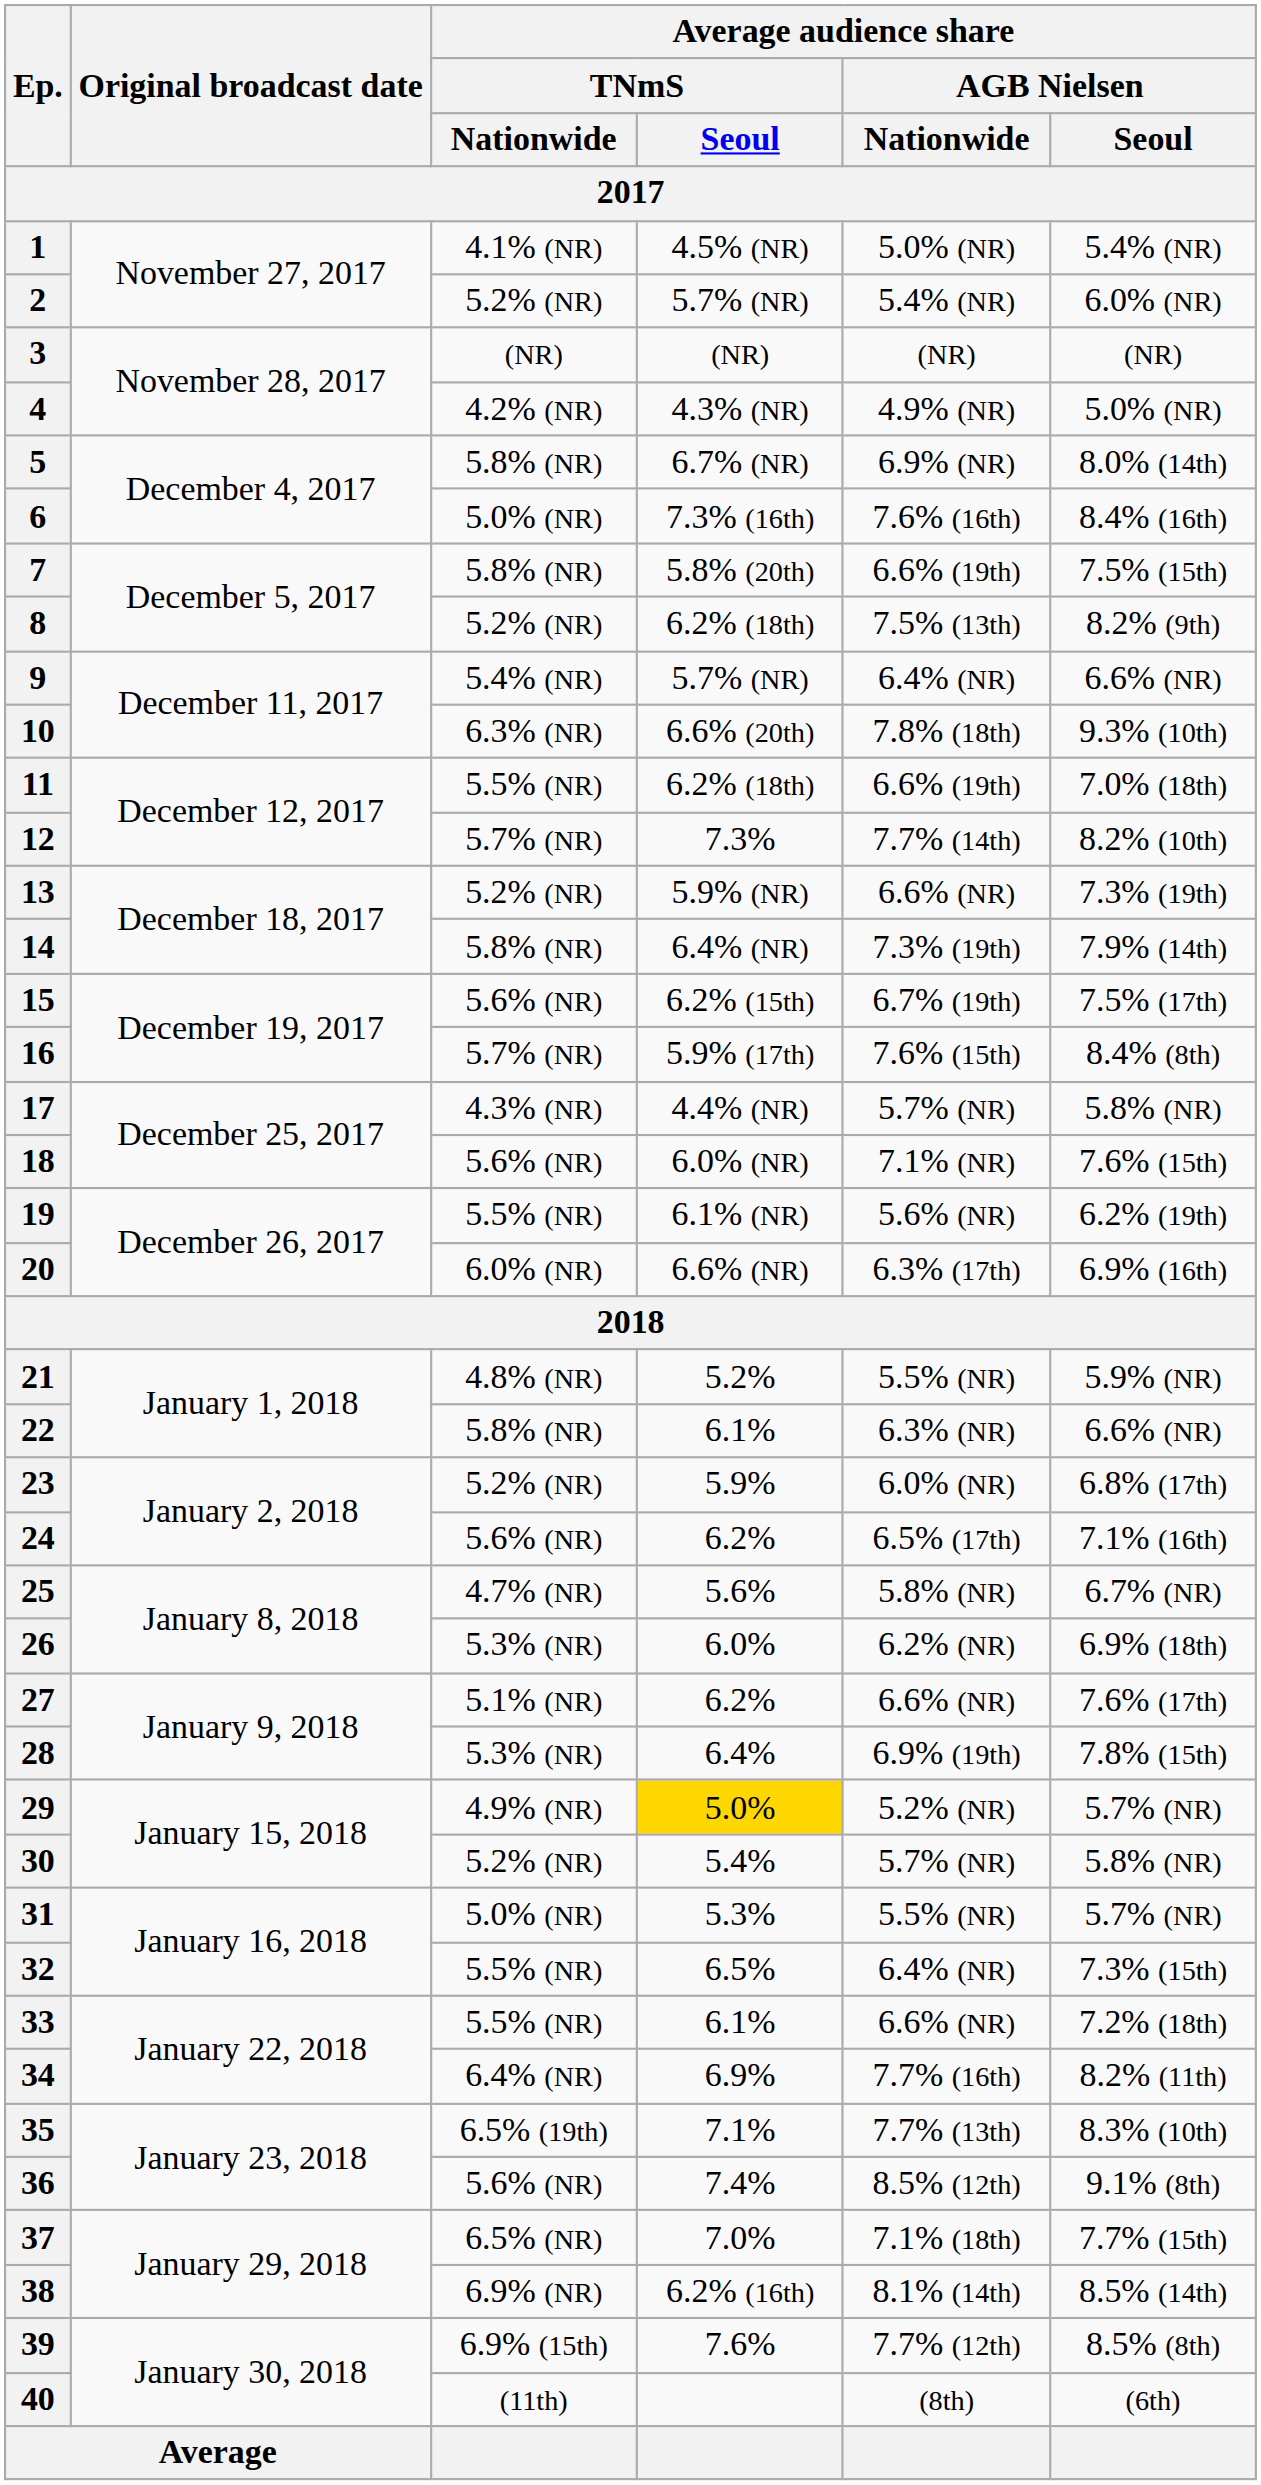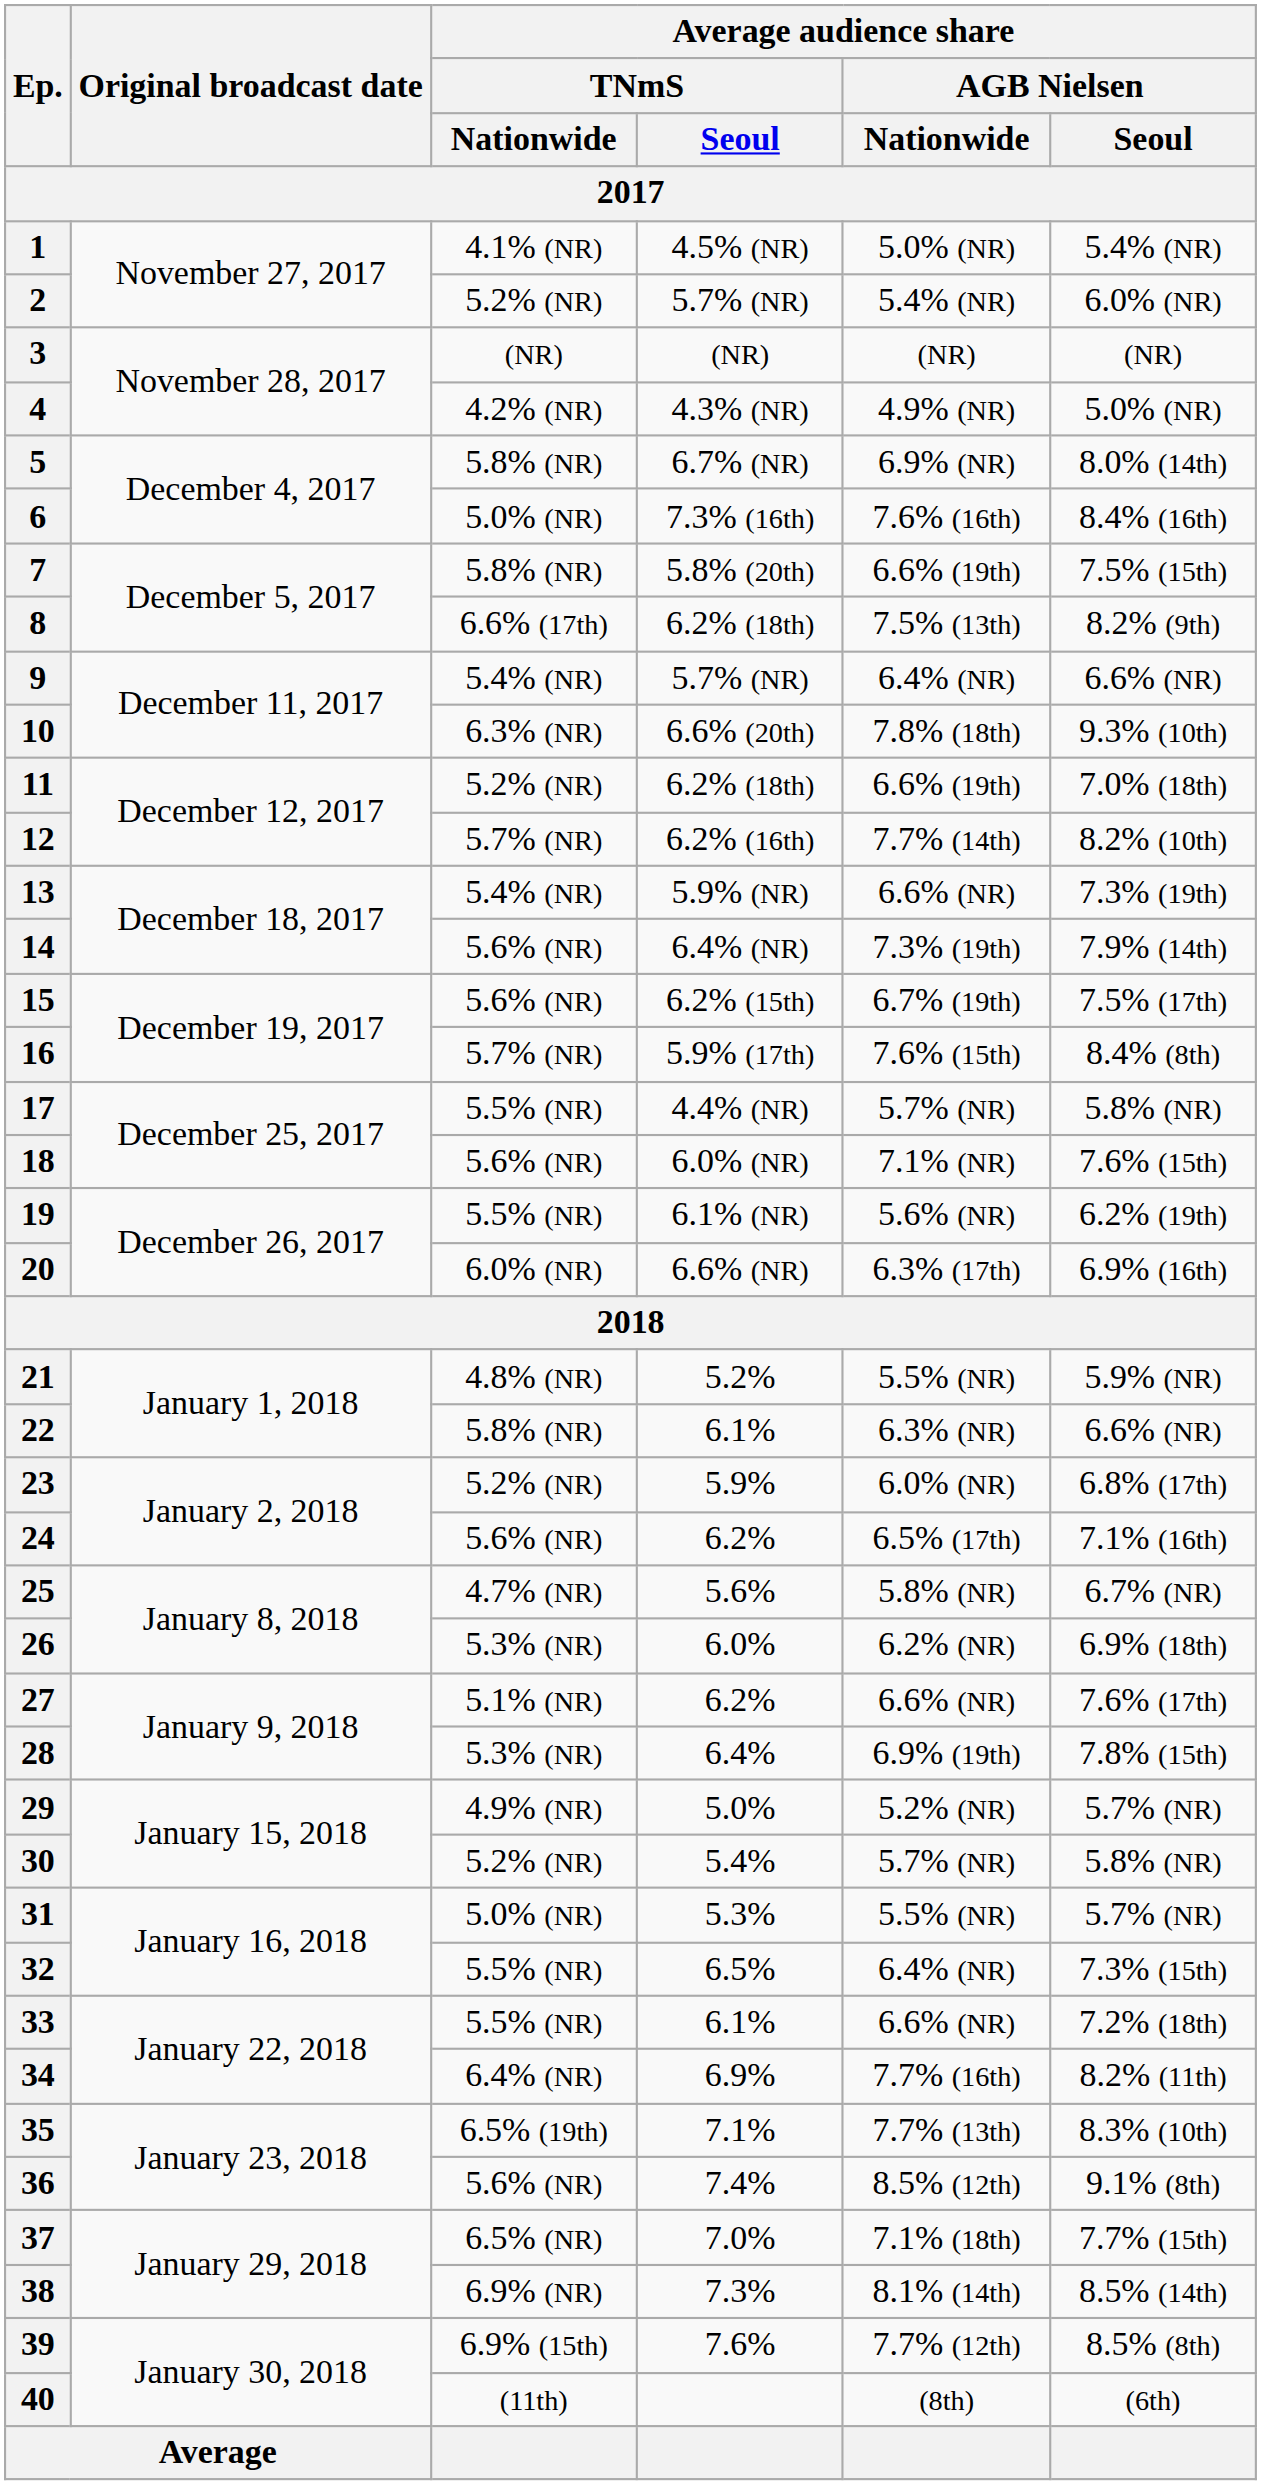(534, 623) 5.2% (NR) -> (534, 623) 6.6% (17th)
(534, 784) 5.5% (NR) -> (534, 784) 5.2% (NR)
(740, 838) 7.3% -> (740, 838) 6.2% (16th)
(534, 892) 5.2% (NR) -> (534, 892) 5.4% (NR)
(534, 945) 5.8% (NR) -> (534, 945) 5.6% (NR)
(534, 1107) 4.3% (NR) -> (534, 1107) 5.5% (NR)
(740, 1806) gold background -> (740, 1806) no background
(740, 2290) 6.2% (16th) -> (740, 2290) 7.3%
